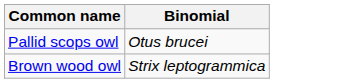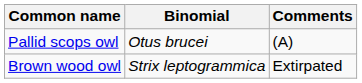+ column: (313, 16)
